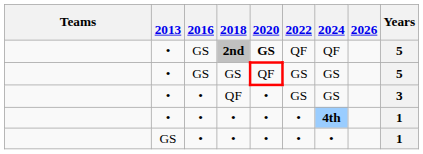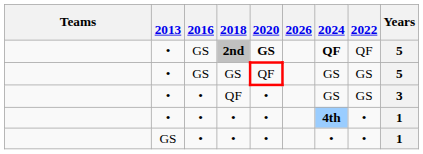columns swapped: (299, 29) <-> (364, 29)
(331, 51) normal -> (331, 51) bold
